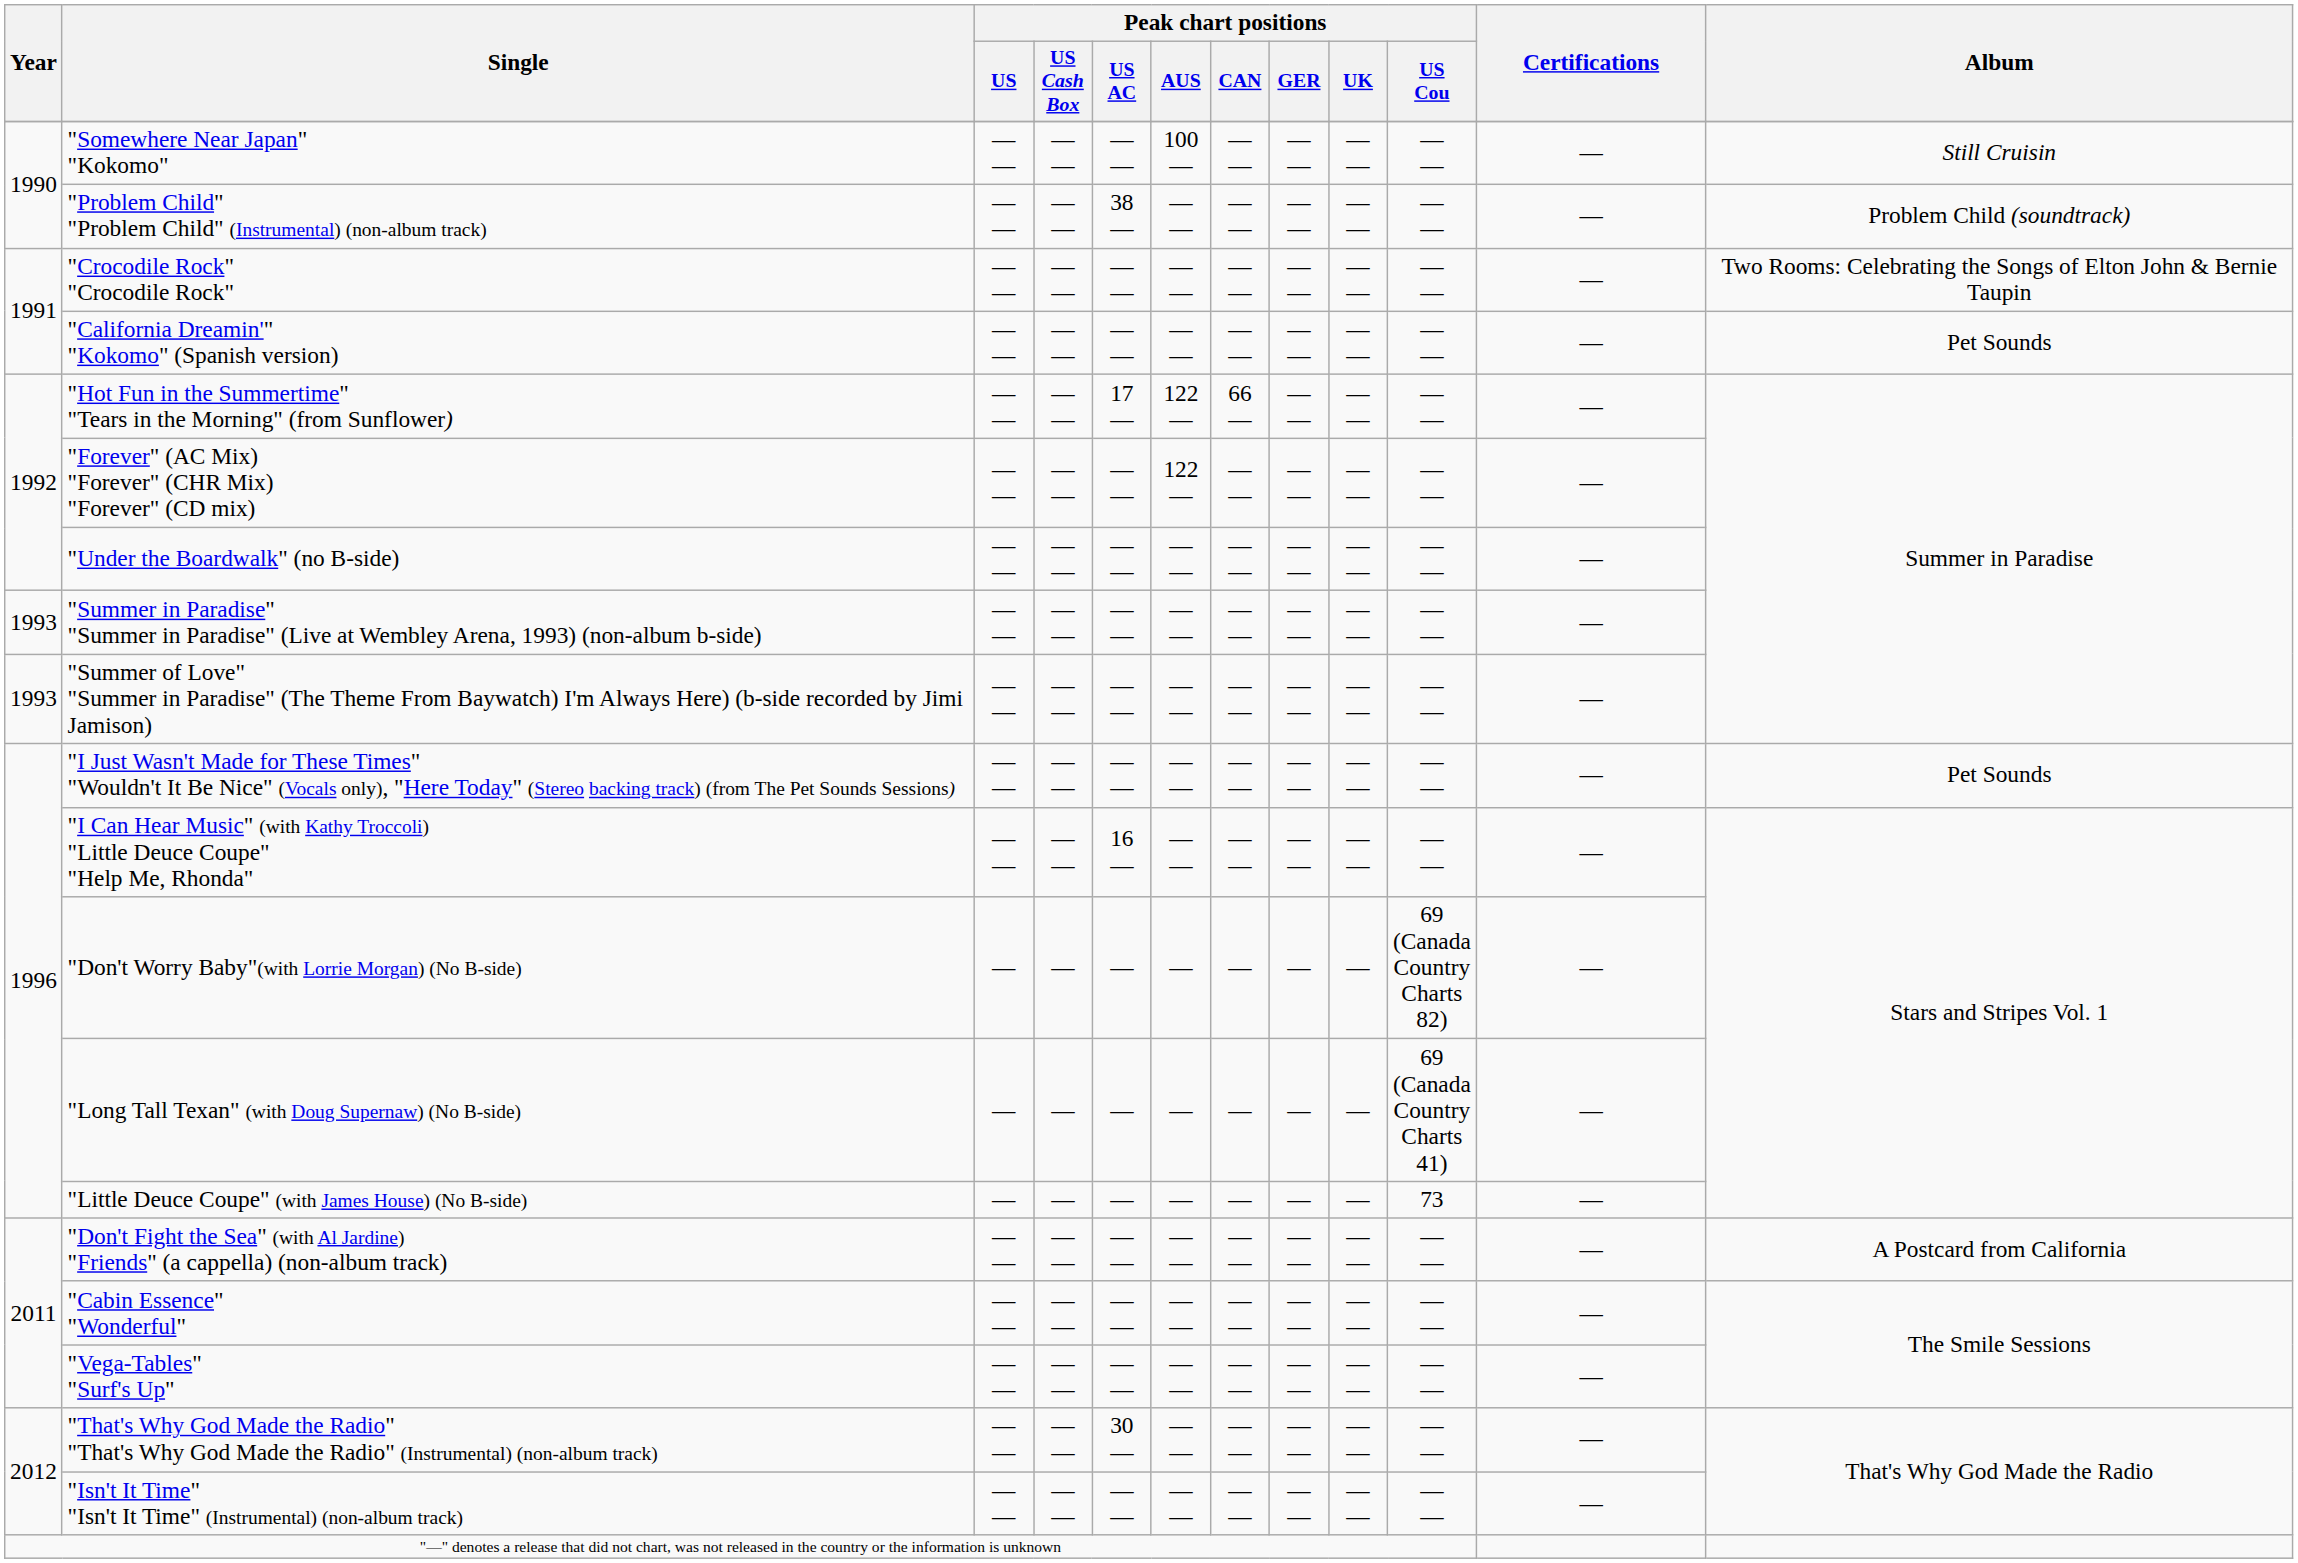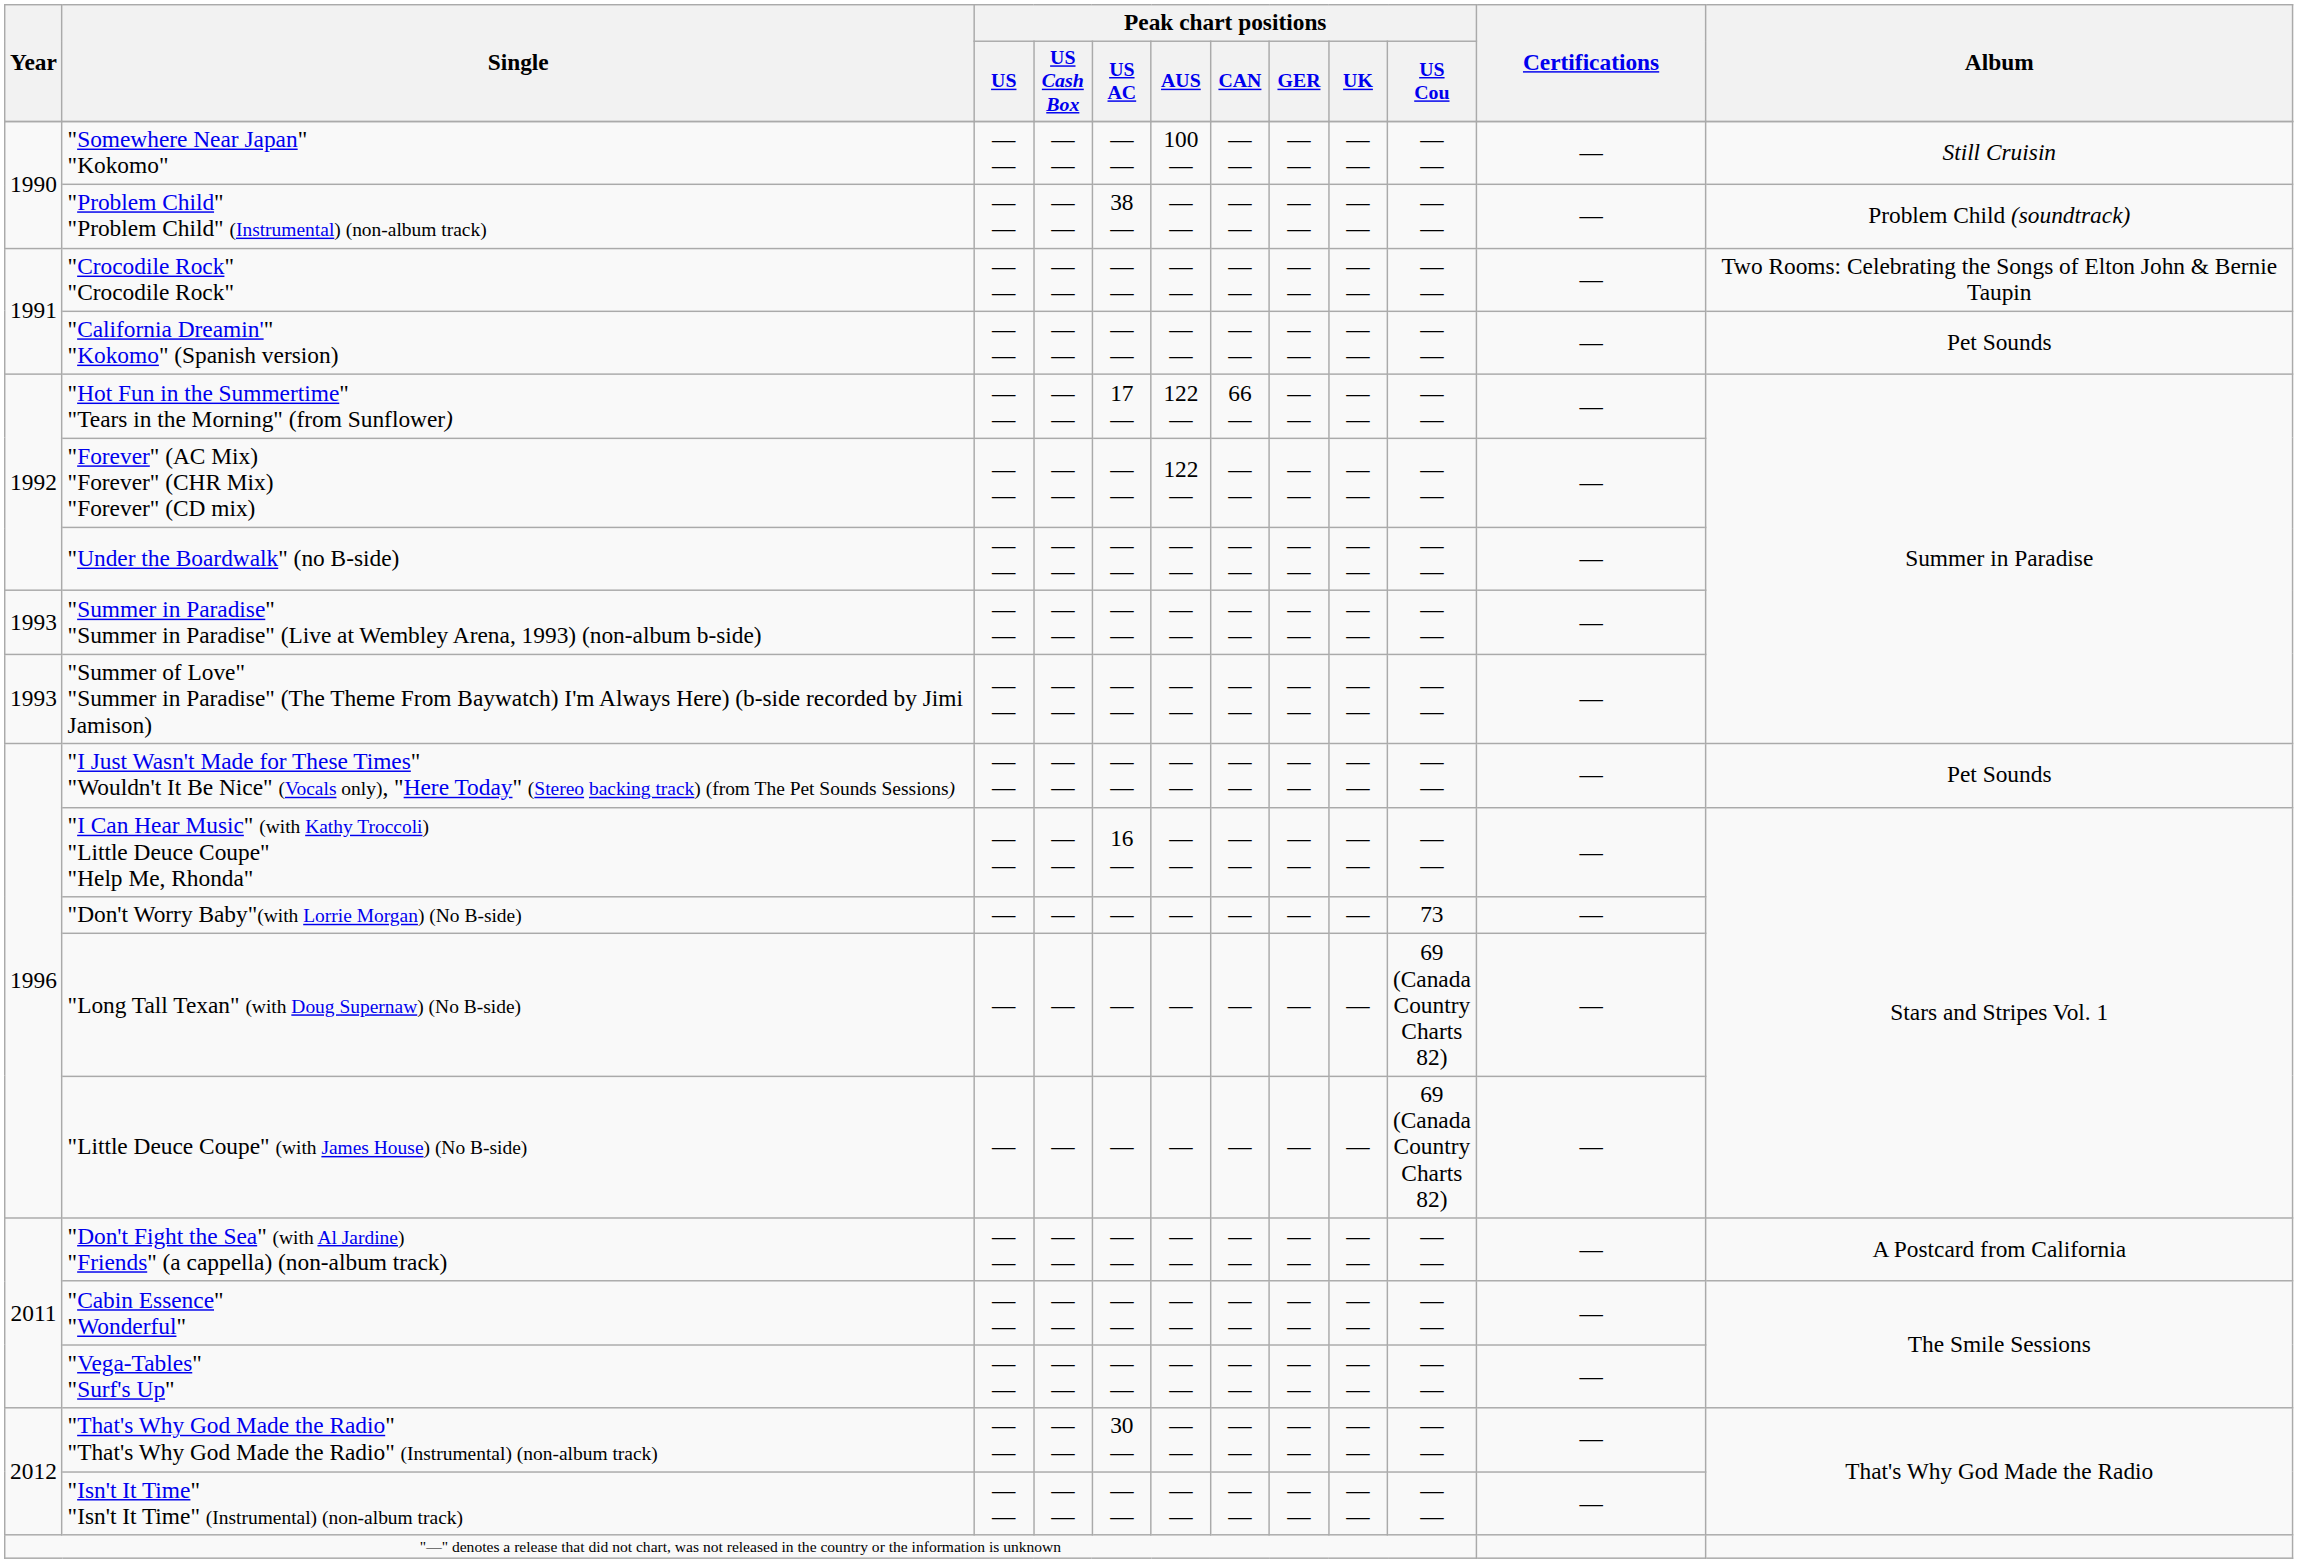(1432, 967) 69 (Canada Country Charts 82) -> (1432, 914) 73
(1432, 1109) 69 (Canada Country Charts 41) -> (1432, 1004) 69 (Canada Country Charts 82)
(1432, 1199) 73 -> (1432, 1146) 69 (Canada Country Charts 82)
